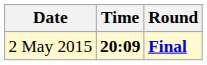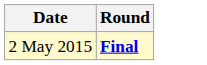- column: (120, 18)
